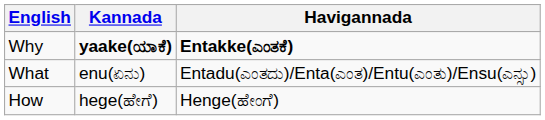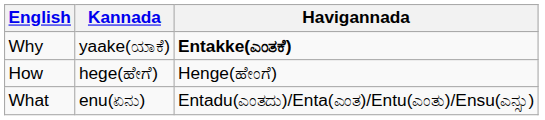(125, 45) bold -> (124, 45) normal
rows swapped: (26, 100) <-> (29, 73)
